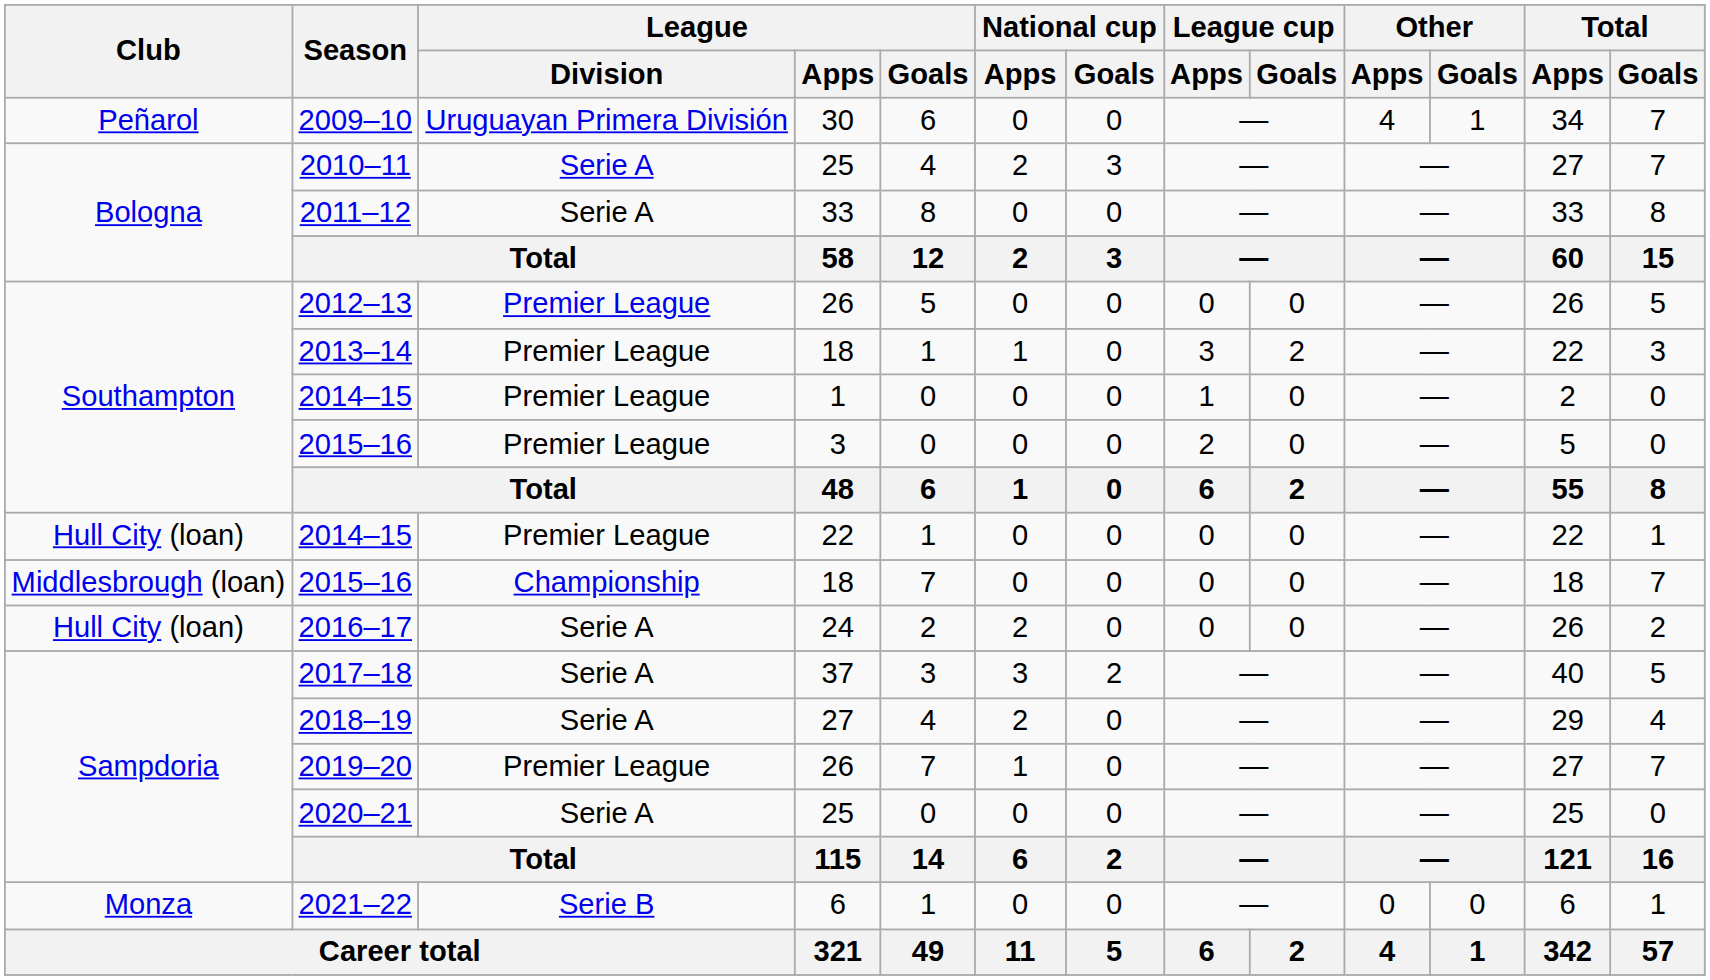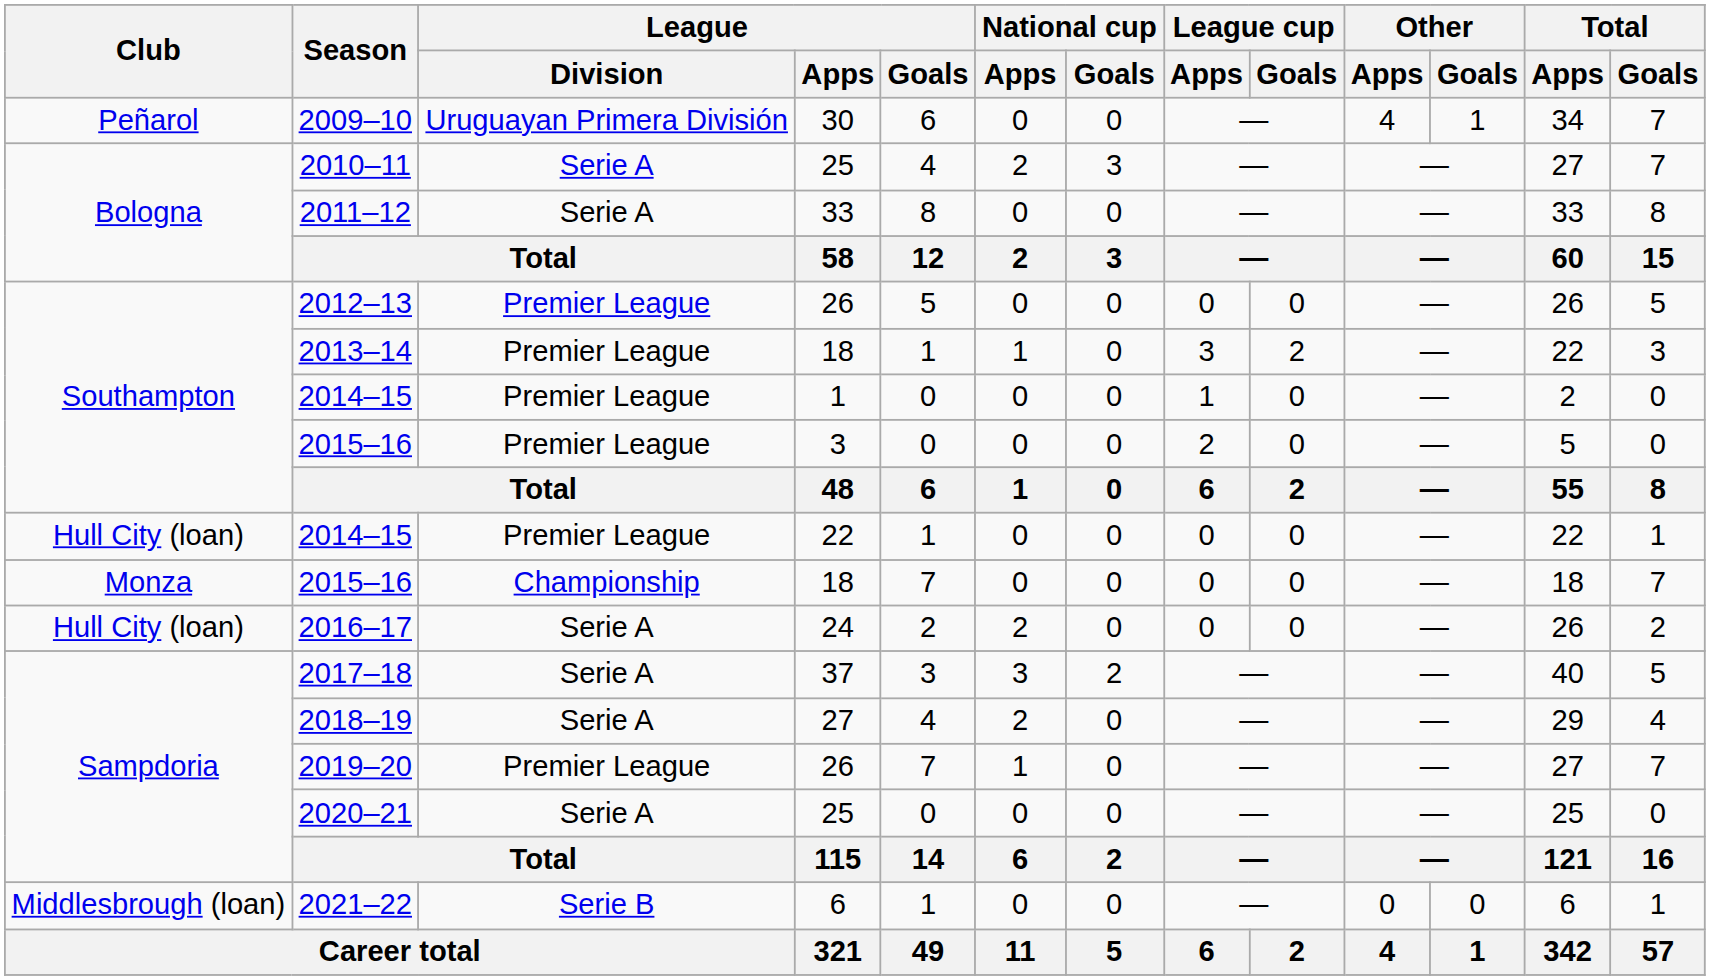(148, 581) Middlesbrough (loan) -> (148, 581) Monza
(148, 905) Monza -> (148, 905) Middlesbrough (loan)
